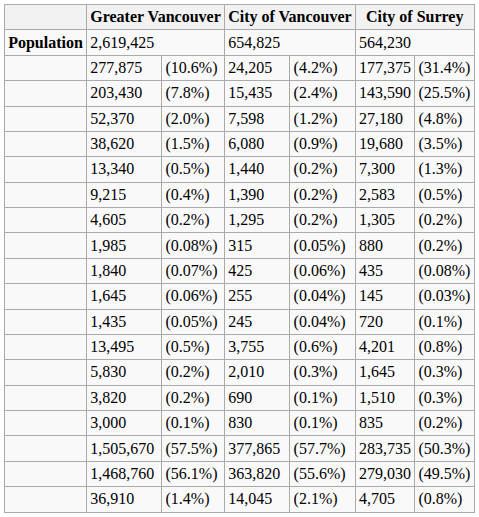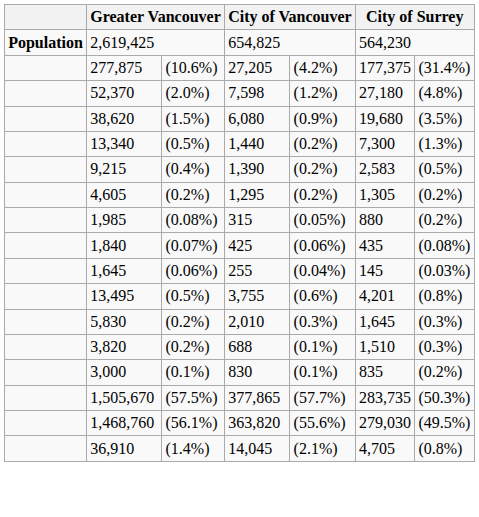(250, 67) 24,205 -> (250, 67) 27,205
- row: (116, 93)
- row: (108, 321)
(240, 397) 690 -> (240, 347) 688
